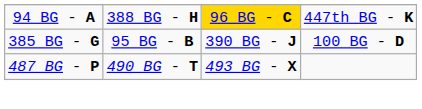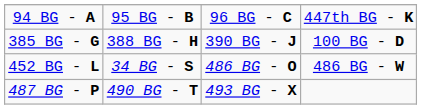(152, 17) 388 BG - H -> (152, 17) 95 BG - B
(251, 17) gold background -> (251, 17) no background
(152, 42) 95 BG - B -> (152, 42) 388 BG - H
+ row: (54, 67)
